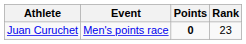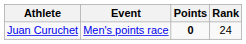(226, 31) 23 -> (226, 31) 24
